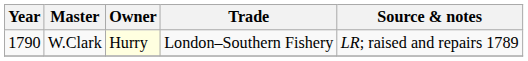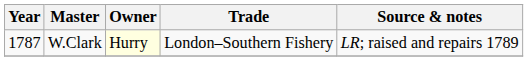(24, 42) 1790 -> (24, 42) 1787
